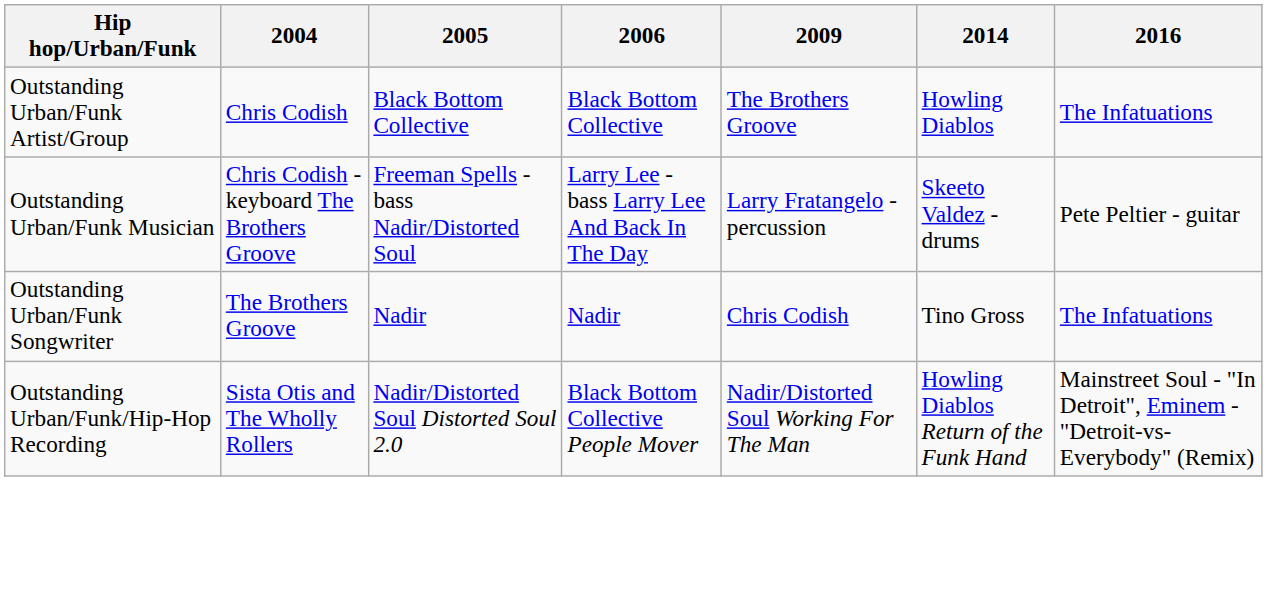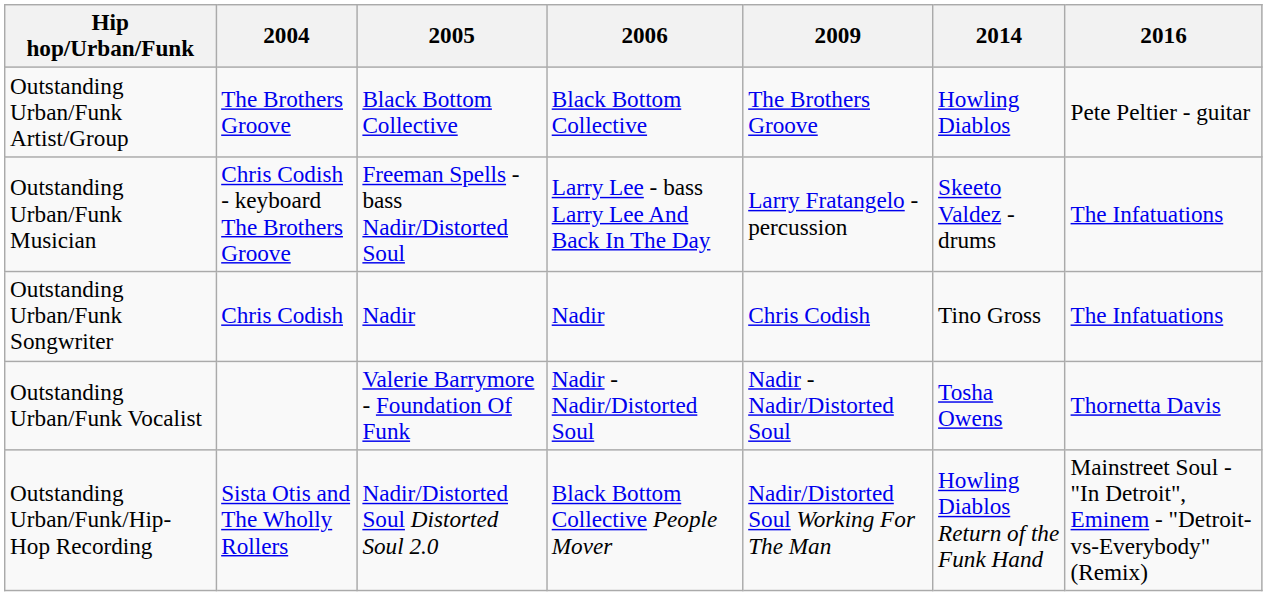(287, 111) Chris Codish -> (282, 111) The Brothers Groove
(1136, 111) The Infatuations -> (1160, 111) Pete Peltier - guitar
(1150, 213) Pete Peltier - guitar -> (1147, 213) The Infatuations
(287, 315) The Brothers Groove -> (282, 315) Chris Codish
+ row: (106, 404)
